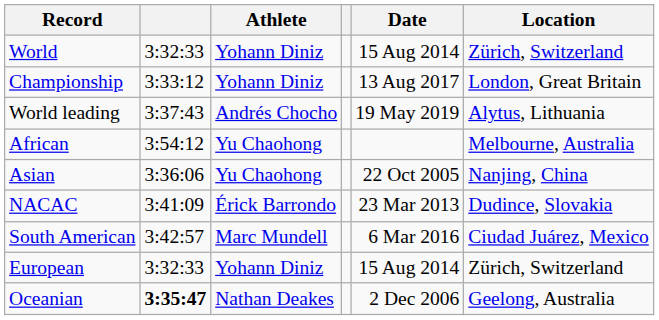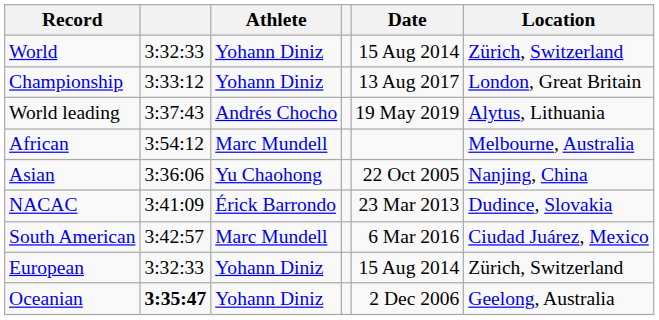(269, 143) Yu Chaohong -> (271, 143) Marc Mundell
(275, 298) Nathan Deakes -> (269, 298) Yohann Diniz
